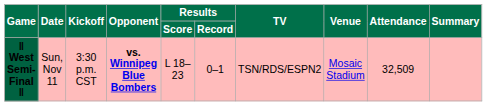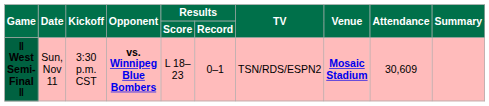(345, 70) normal -> (347, 70) bold
(398, 70) 32,509 -> (401, 70) 30,609
